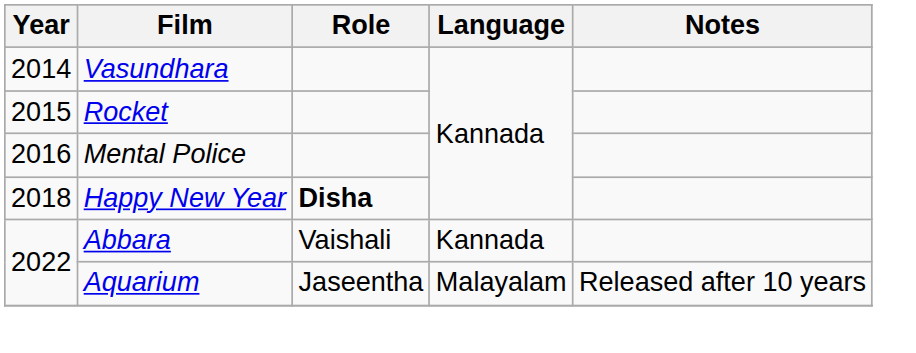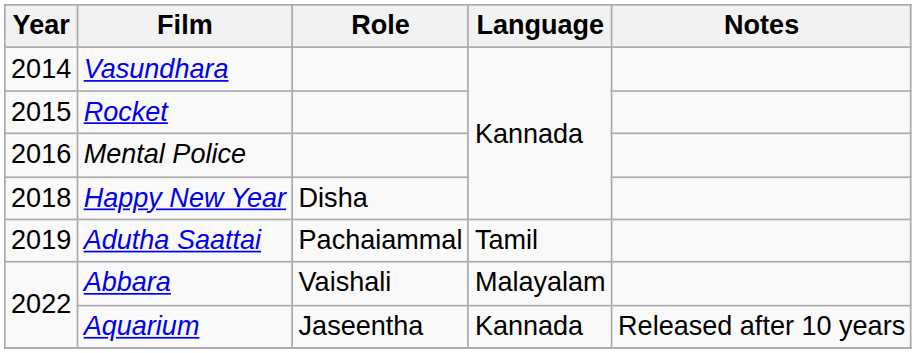(335, 197) bold -> (333, 197) normal
+ row: (172, 240)
(490, 240) Kannada -> (540, 283) Malayalam
(501, 283) Malayalam -> (529, 326) Kannada
